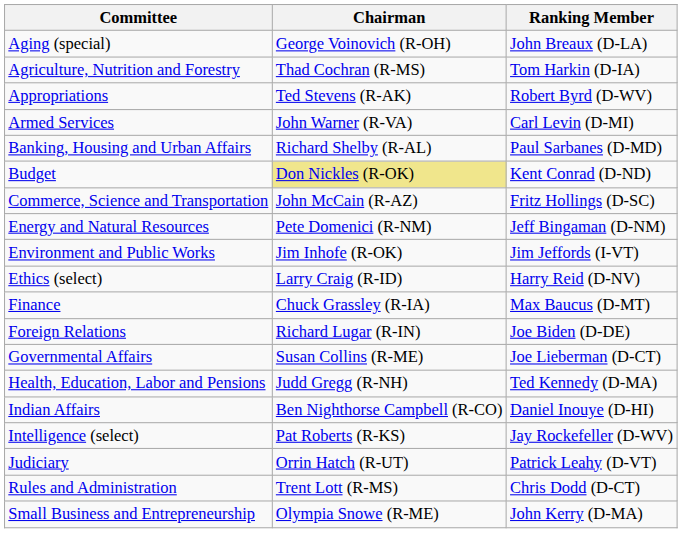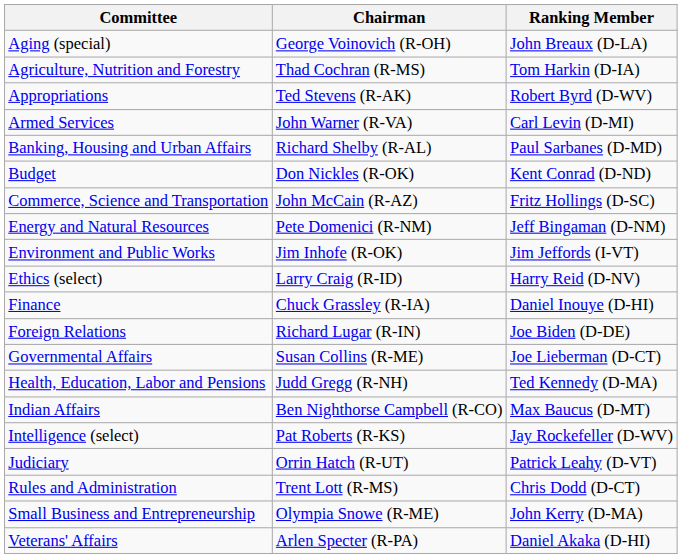(345, 174) khaki background -> (345, 174) no background
(580, 305) Max Baucus (D-MT) -> (582, 305) Daniel Inouye (D-HI)
(582, 409) Daniel Inouye (D-HI) -> (580, 409) Max Baucus (D-MT)
+ row: (63, 540)
